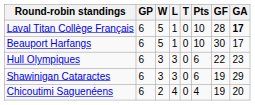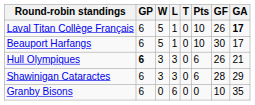(219, 28) 28 -> (219, 28) 26
(141, 60) normal -> (141, 60) bold
(219, 60) 22 -> (219, 60) 26
(238, 60) 23 -> (238, 60) 21
(219, 76) 19 -> (219, 76) 28
- row: (60, 92)
+ row: (40, 92)
